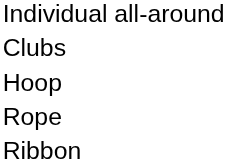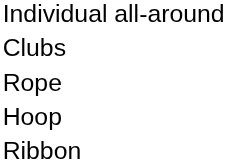rows swapped: (32, 82) <-> (32, 116)
